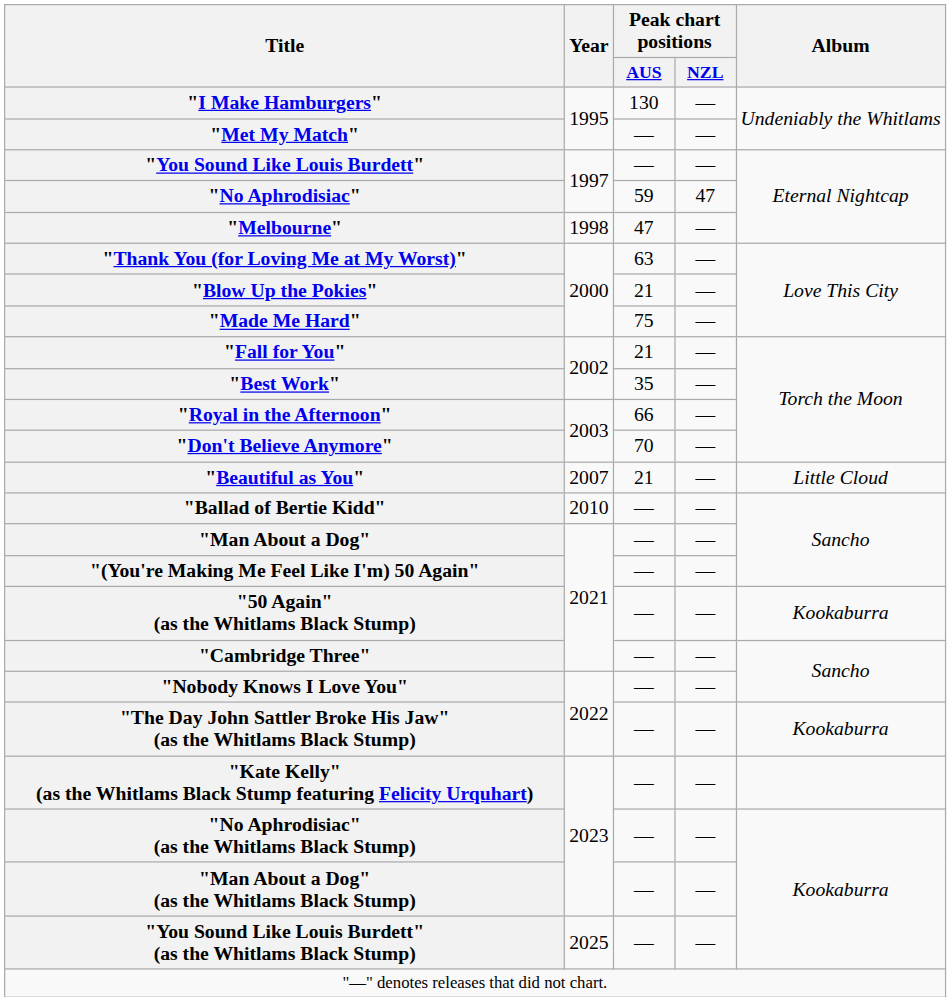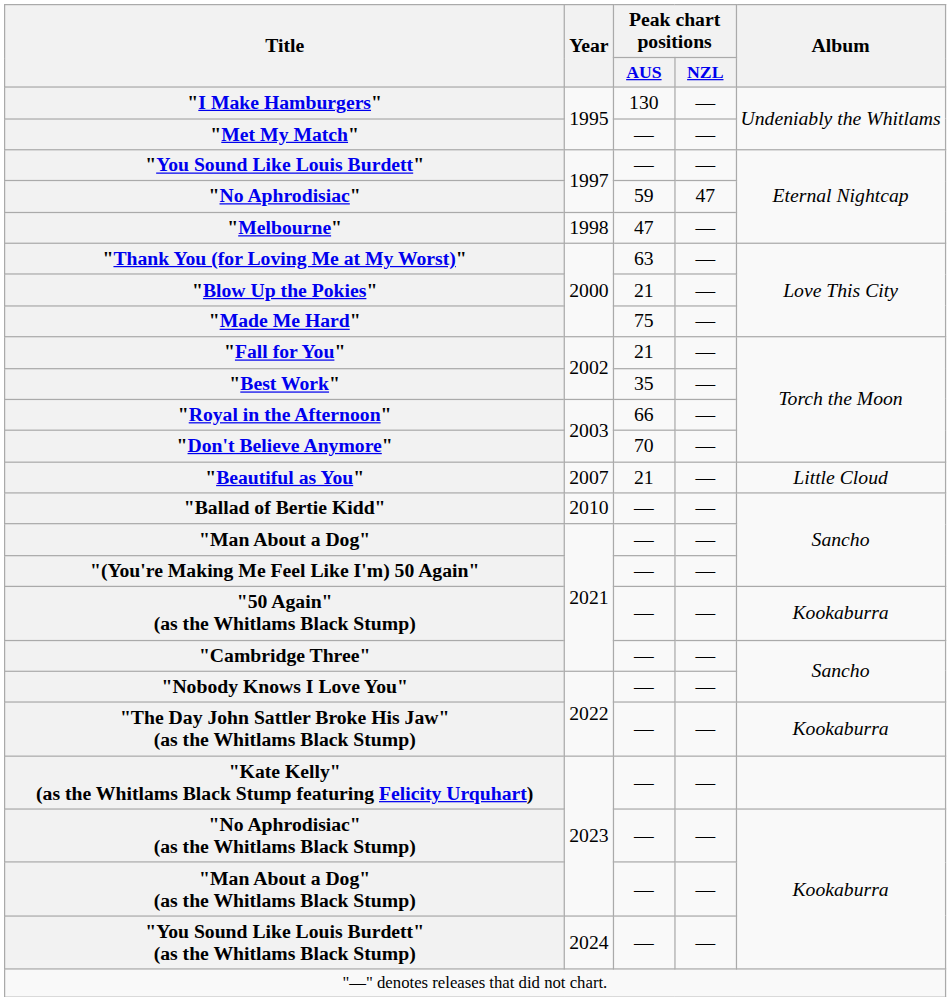(589, 942) 2025 -> (589, 942) 2024
